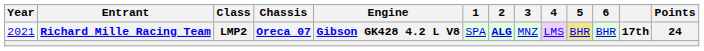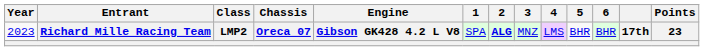(21, 31) 2021 -> (21, 31) 2023
(580, 31) khaki background -> (580, 31) no background
(675, 31) 24 -> (675, 31) 23
